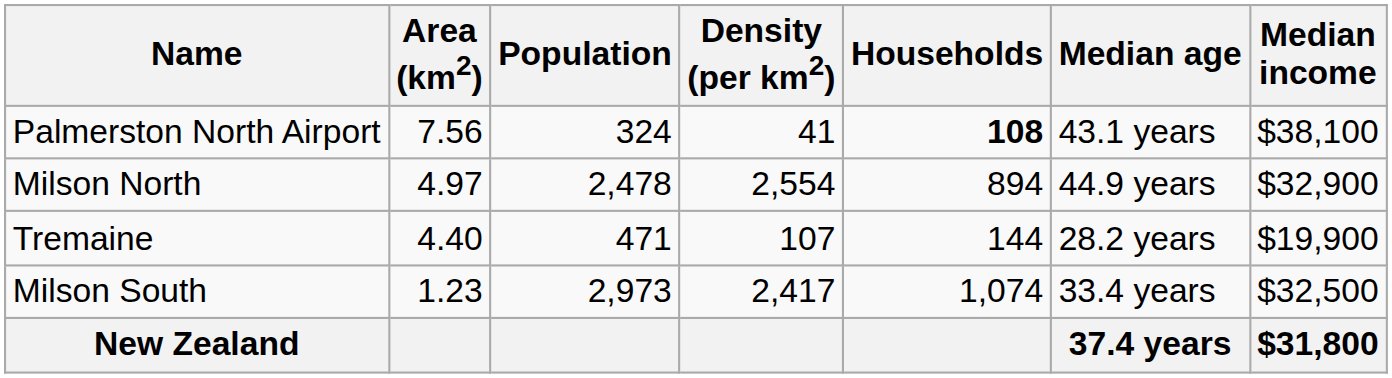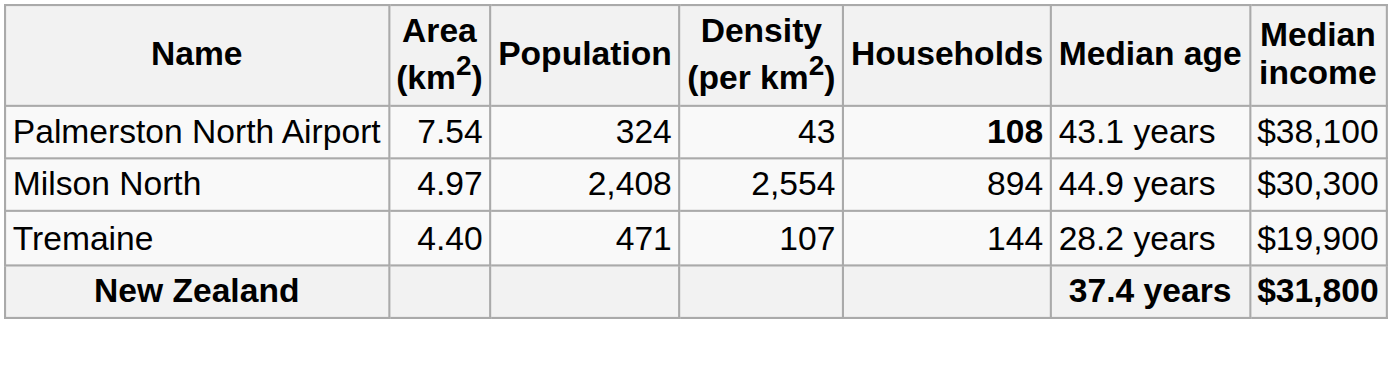(450, 131) 7.56 -> (450, 131) 7.54
(817, 131) 41 -> (817, 131) 43
(630, 184) 2,478 -> (630, 184) 2,408
(1318, 184) $32,900 -> (1318, 184) $30,300
- row: (110, 291)
